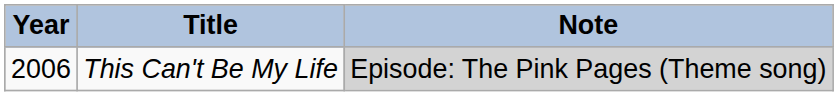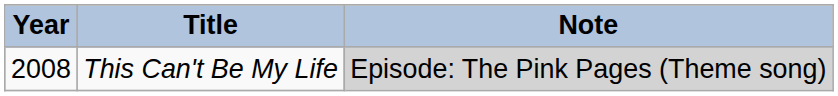(41, 68) 2006 -> (41, 68) 2008
